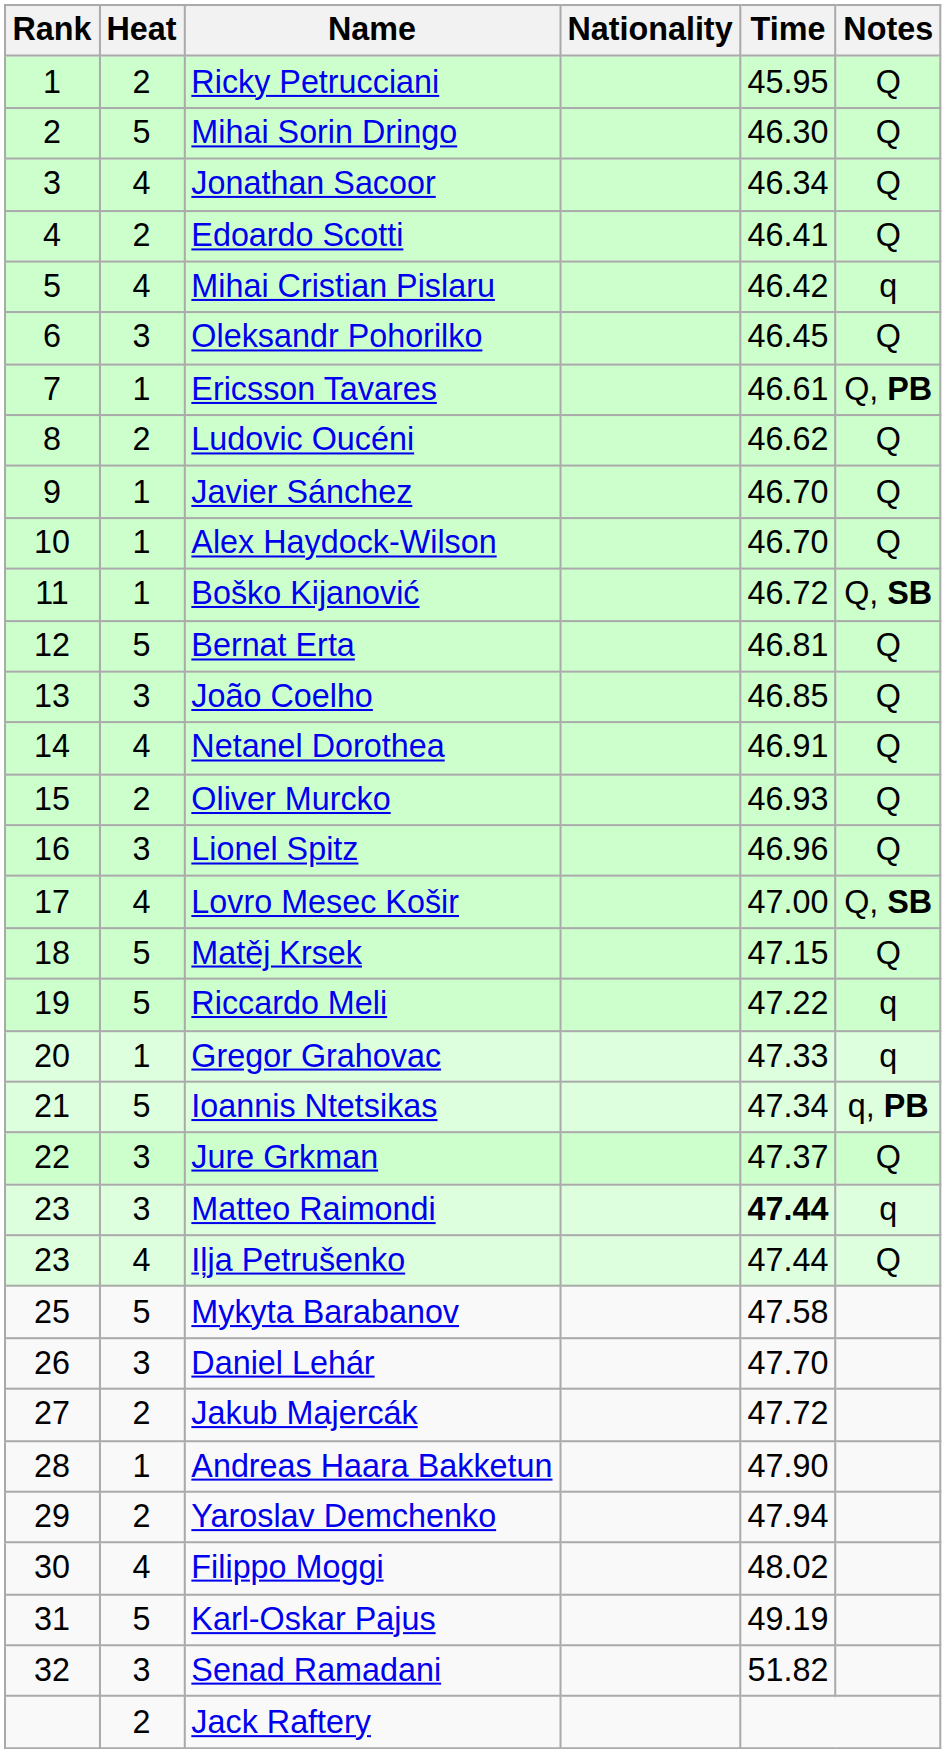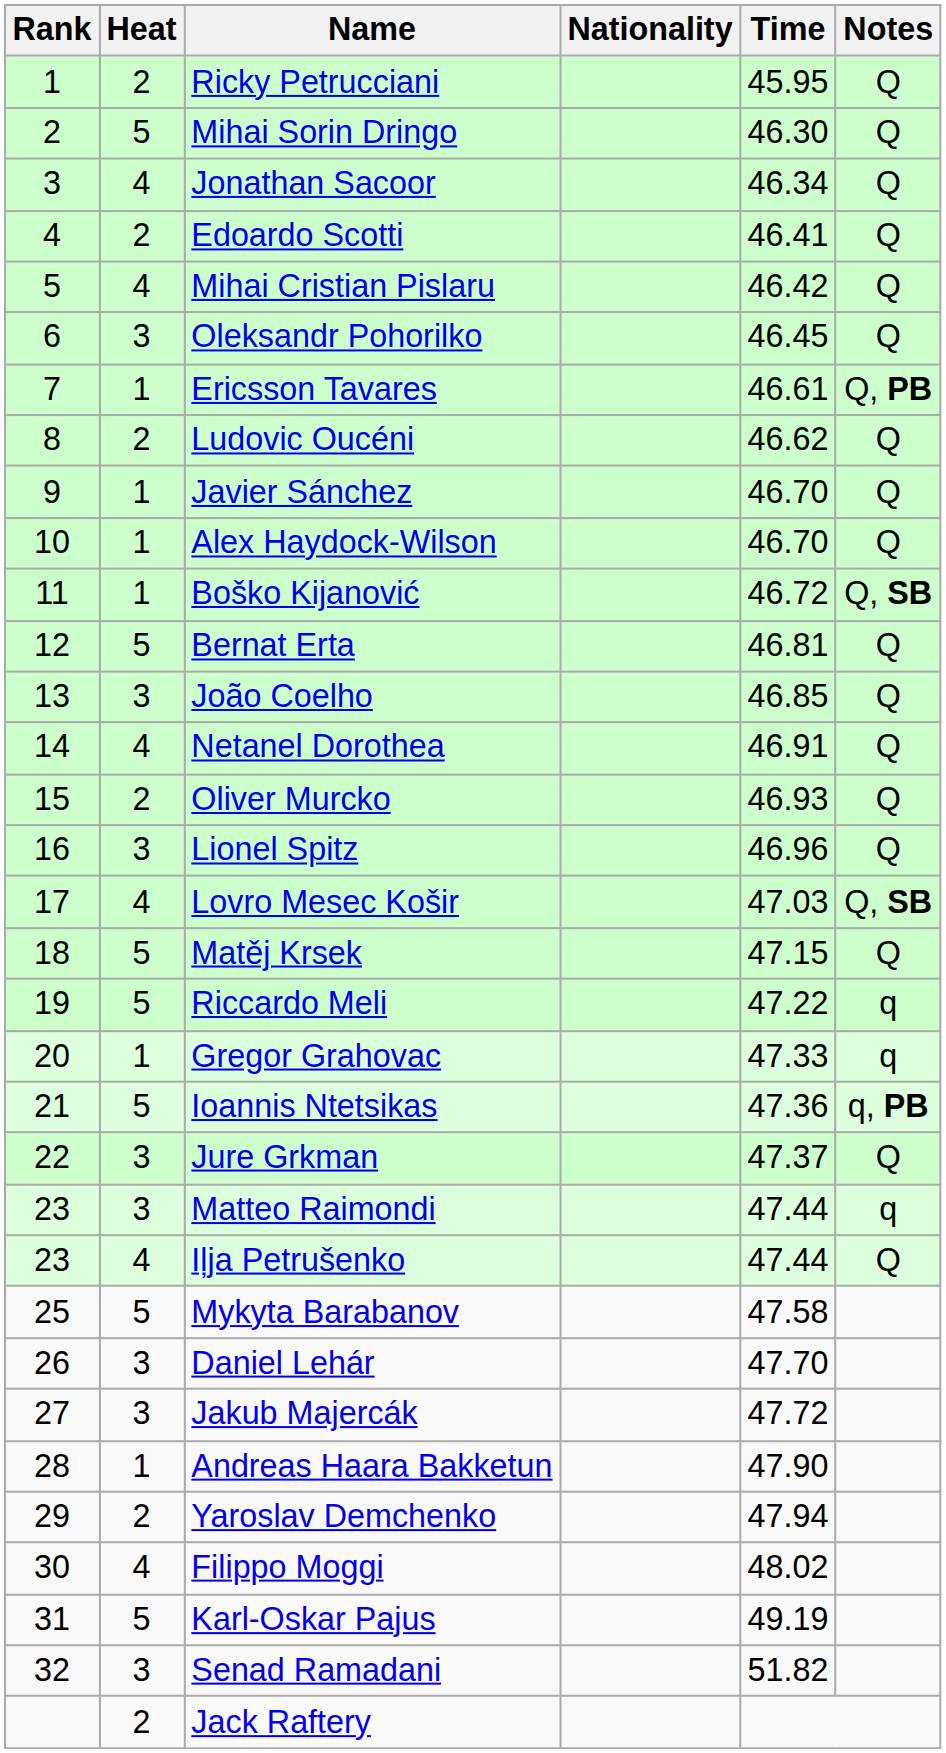(888, 286) q -> (888, 286) Q
(788, 901) 47.00 -> (788, 901) 47.03
(788, 1106) 47.34 -> (788, 1106) 47.36
(788, 1209) bold -> (788, 1209) normal
(141, 1414) 2 -> (141, 1414) 3
